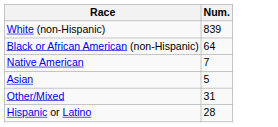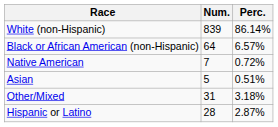+ column: (253, 12)
